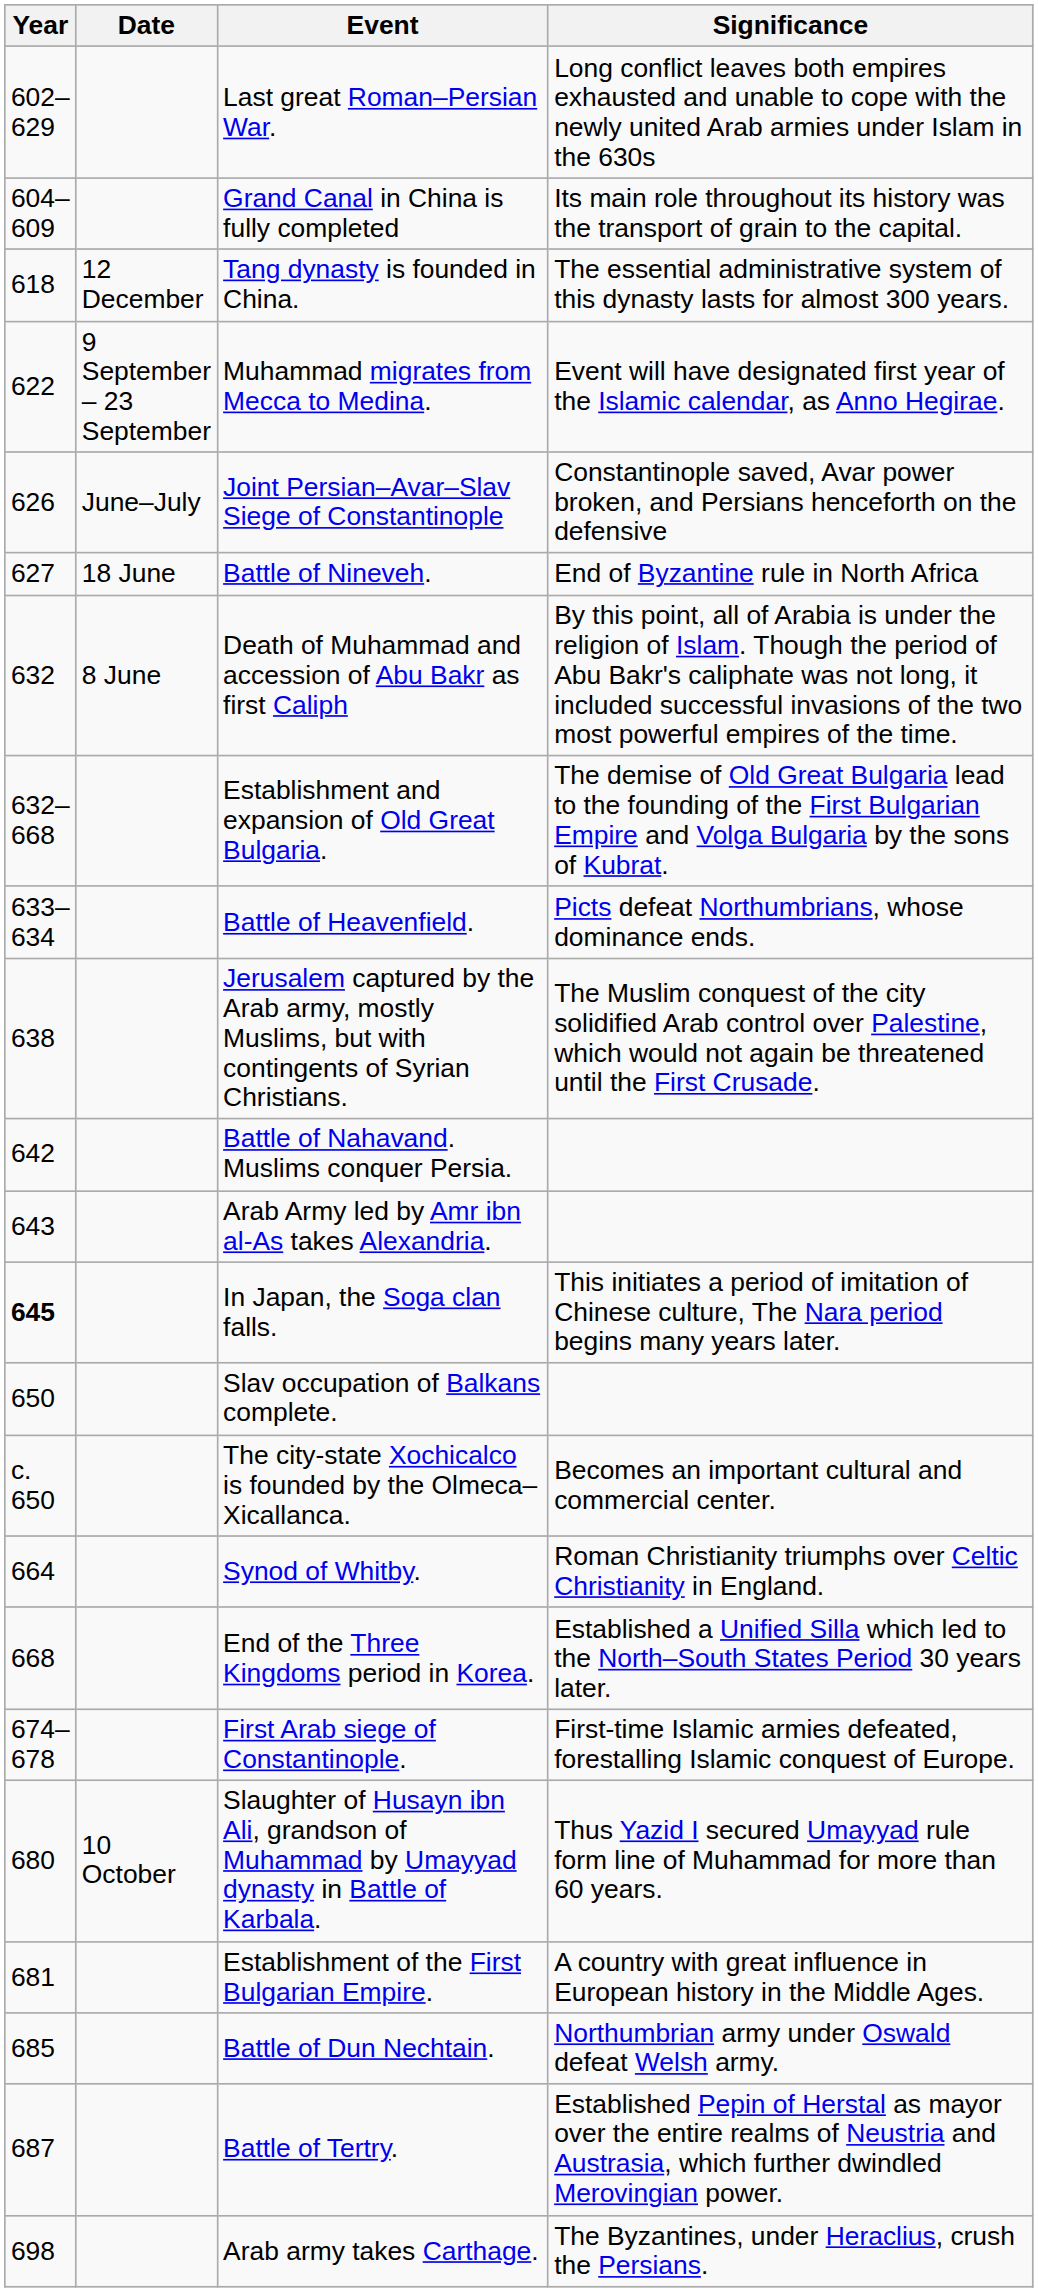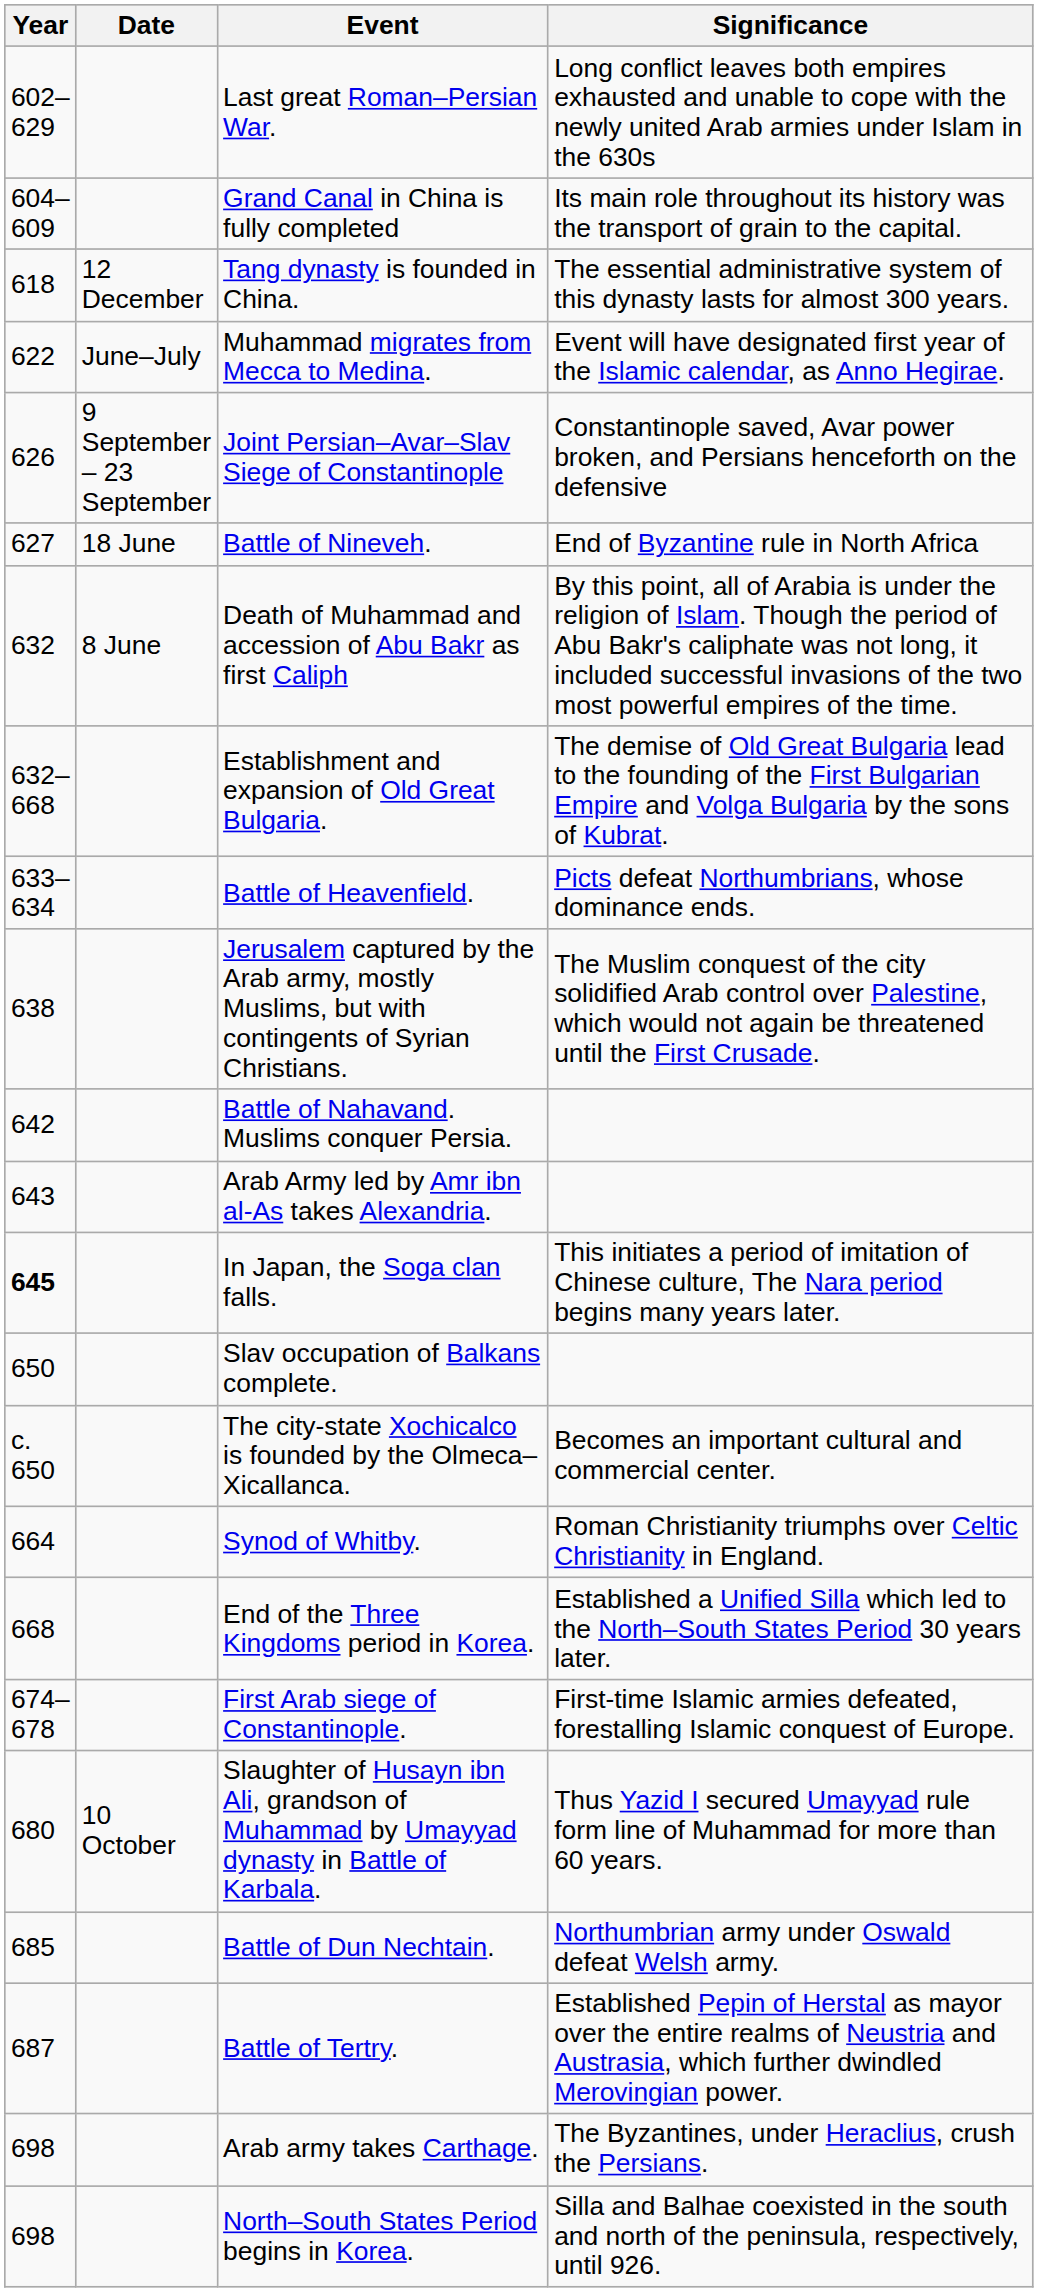(146, 385) 9 September – 23 September -> (141, 356) June–July
(141, 502) June–July -> (146, 457) 9 September – 23 September
- row: (372, 1976)
+ row: (380, 2235)
